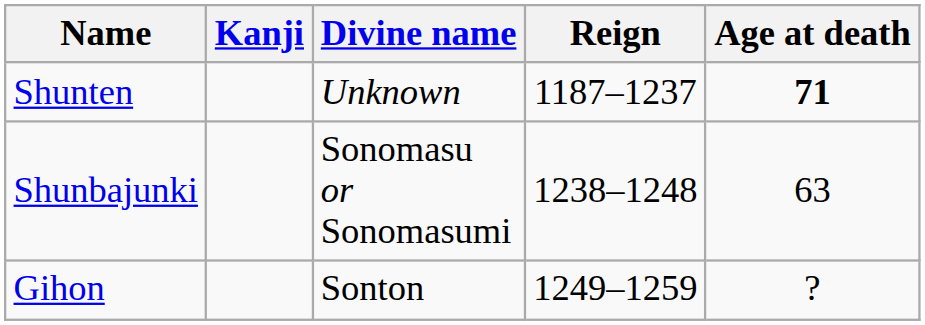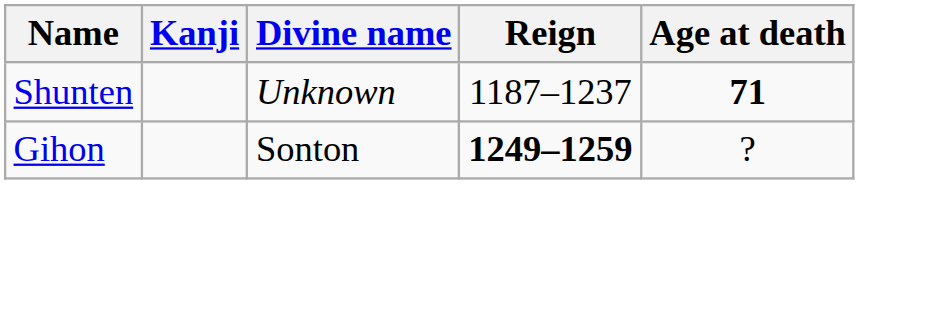- row: (106, 190)
(615, 289) normal -> (550, 149) bold
